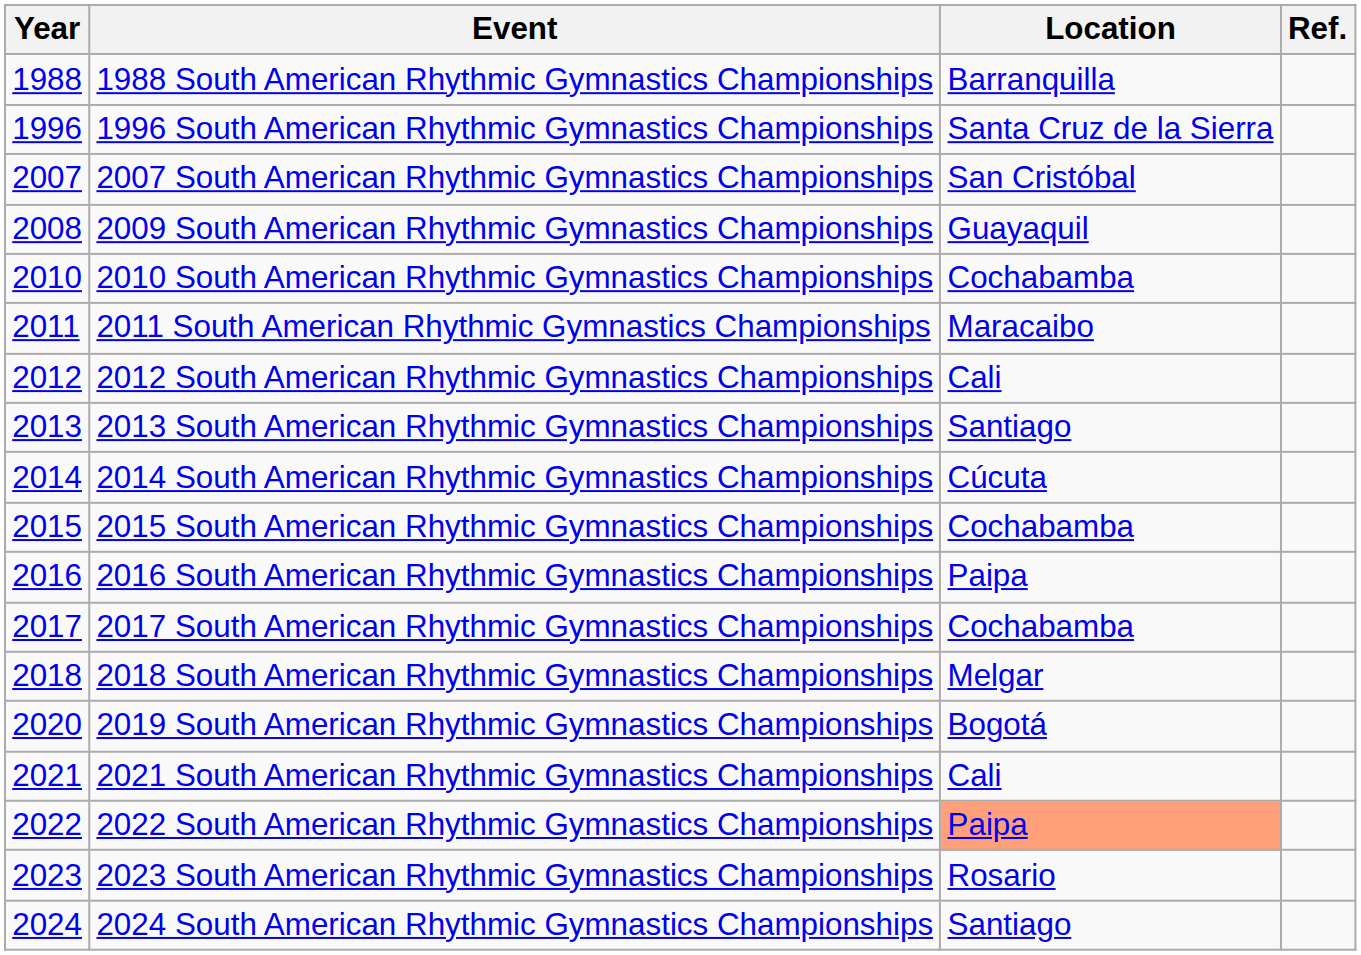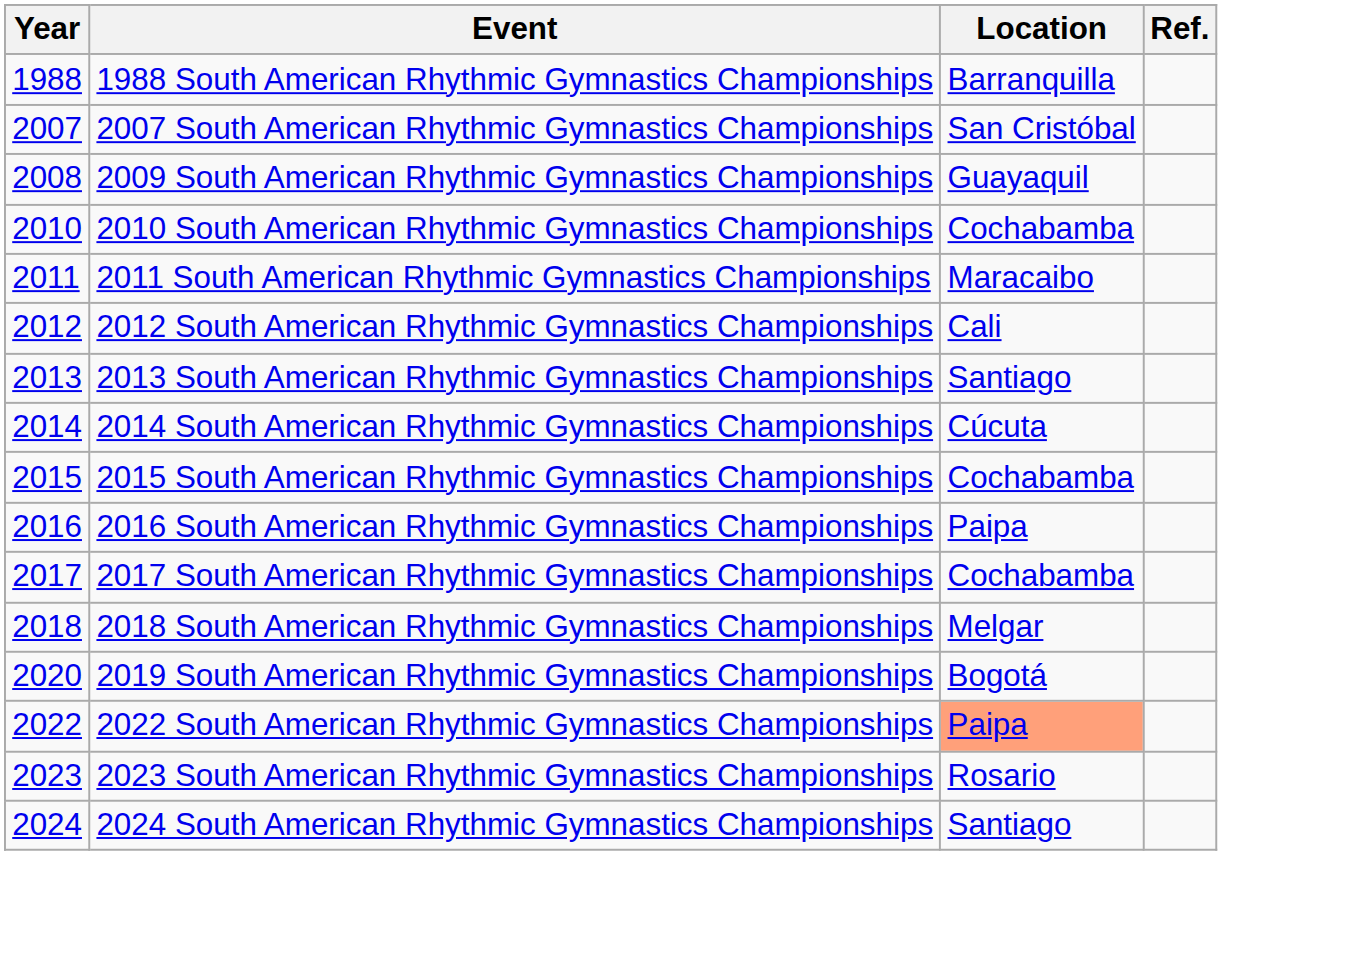- row: (515, 128)
- row: (515, 775)
